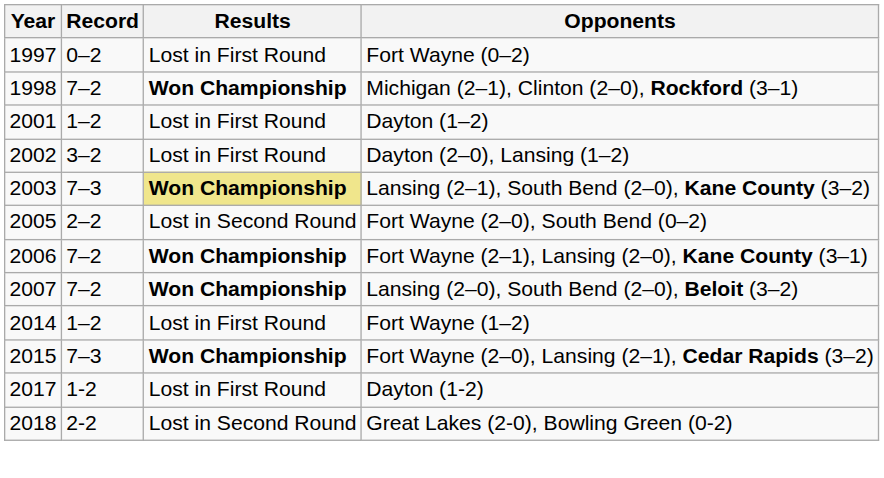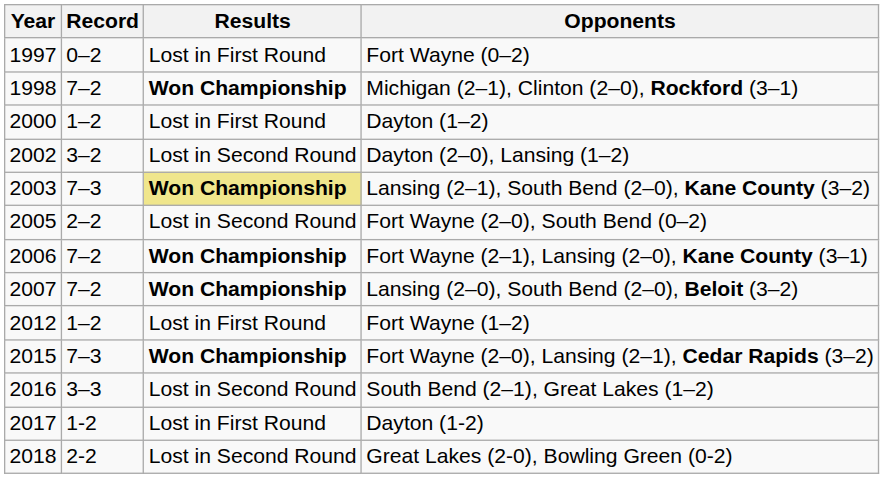(33, 121) 2001 -> (33, 121) 2000
(237, 155) Lost in First Round -> (253, 155) Lost in Second Round
(33, 322) 2014 -> (33, 322) 2012
+ row: (540, 389)
